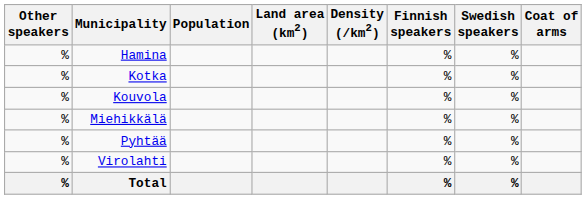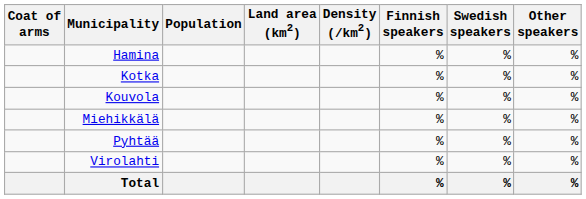columns swapped: (552, 24) <-> (38, 24)
